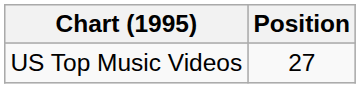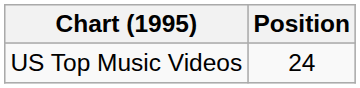(302, 62) 27 -> (302, 62) 24
